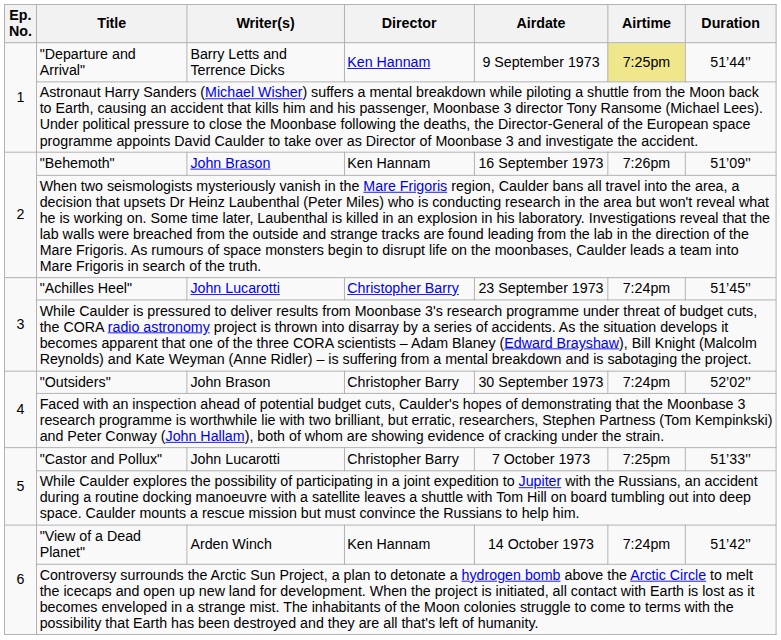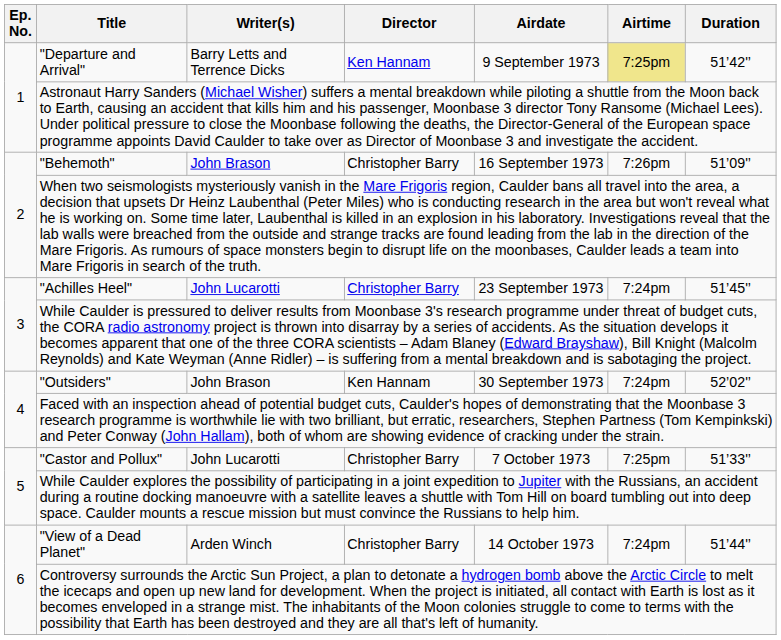(731, 62) 51’44'’ -> (731, 62) 51’42'’
(389, 163) Ken Hannam -> (403, 163) Christopher Barry
(403, 382) Christopher Barry -> (389, 382) Ken Hannam
(389, 544) Ken Hannam -> (403, 544) Christopher Barry
(731, 544) 51’42'’ -> (731, 544) 51’44'’
